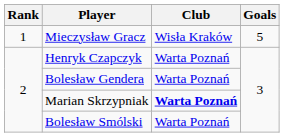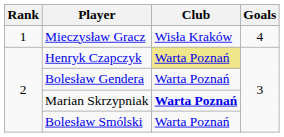(260, 36) 5 -> (260, 36) 4
(192, 57) no background -> (192, 57) khaki background
